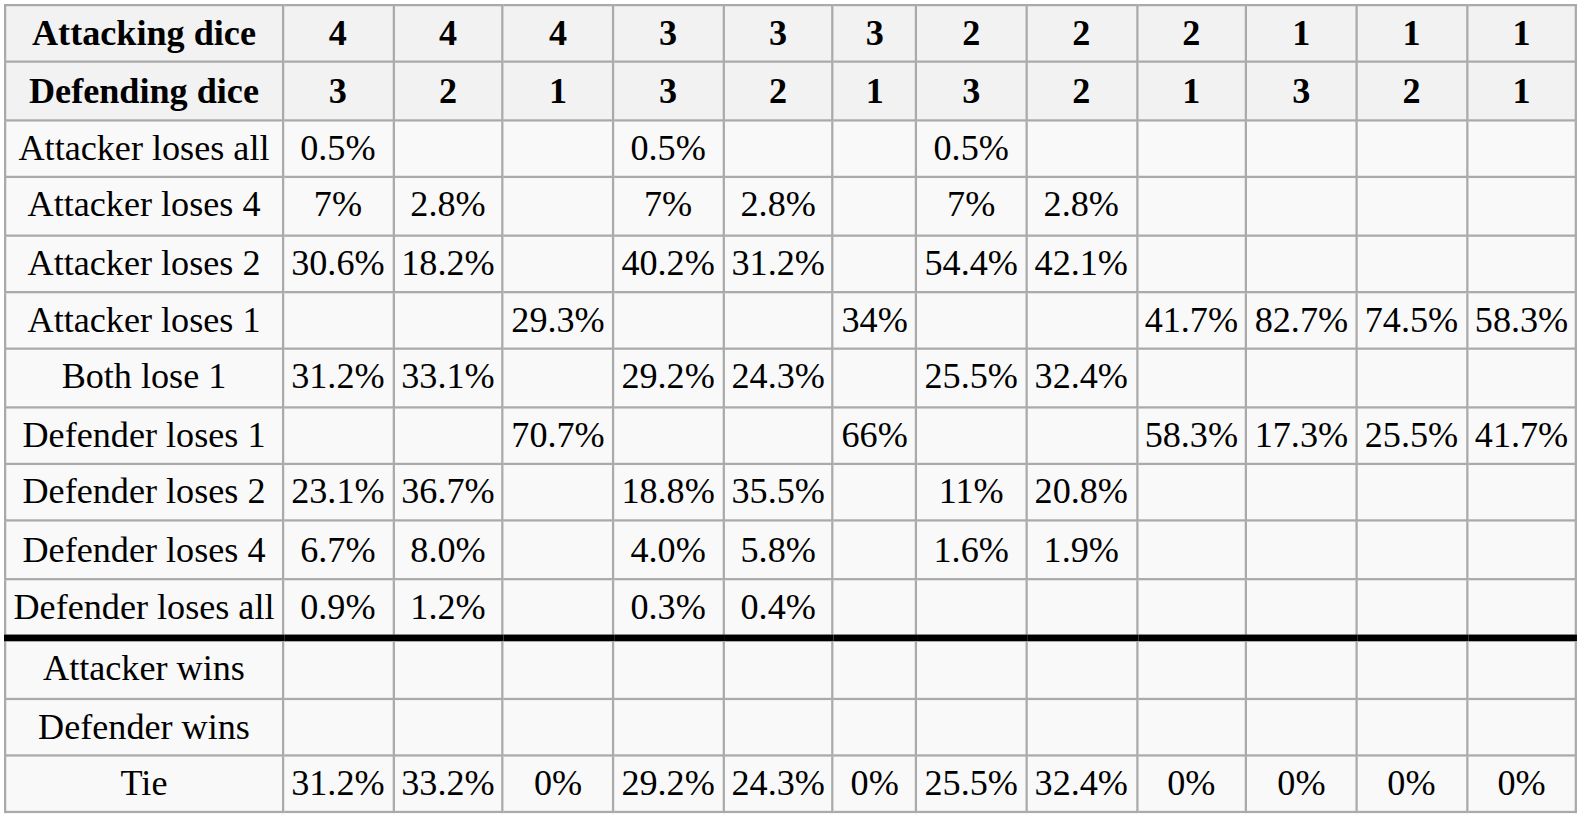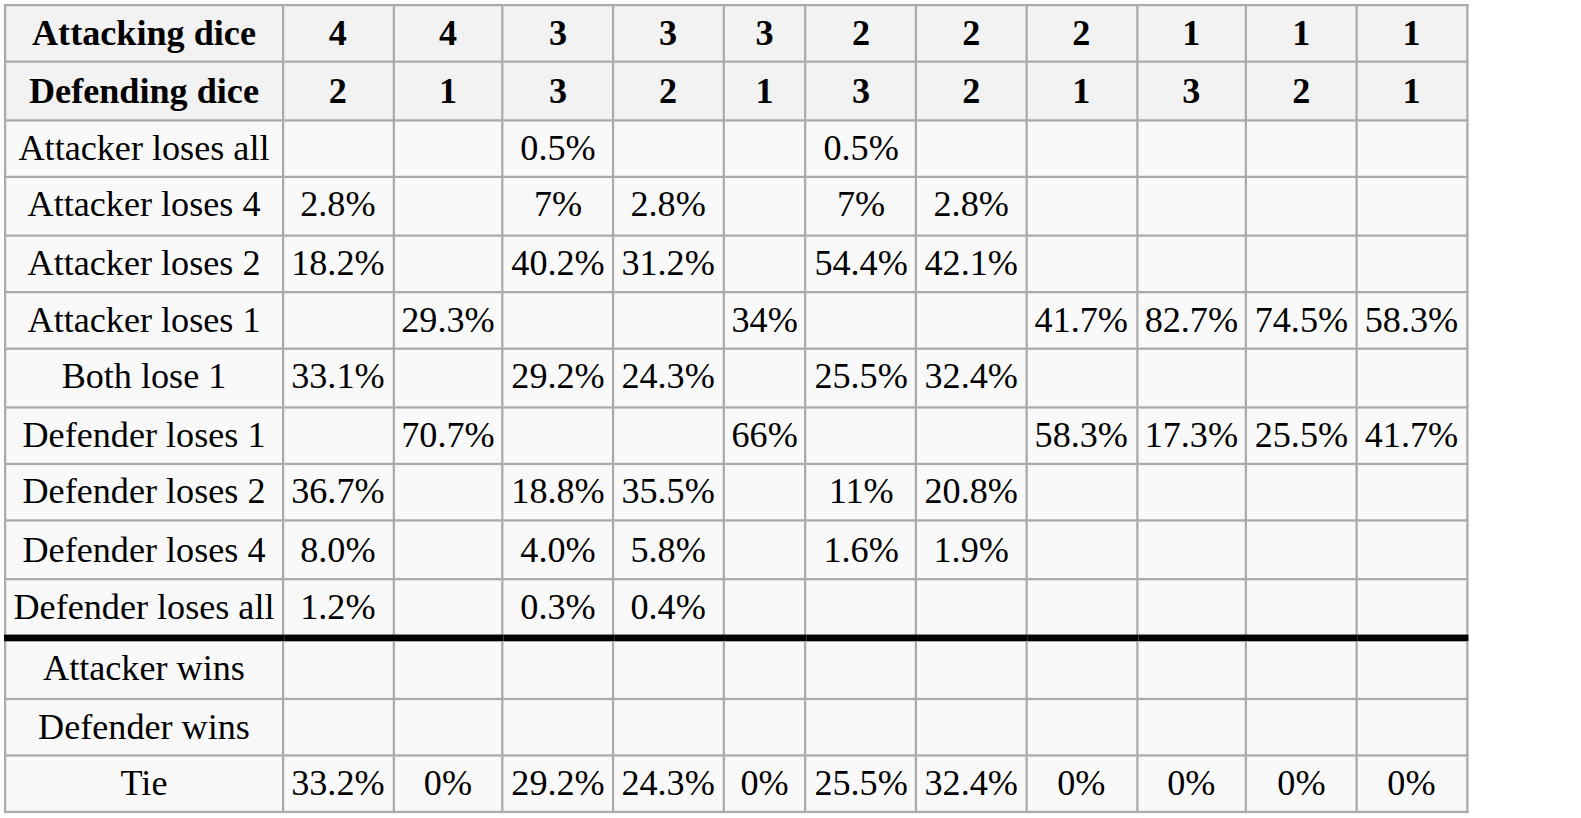- column: (338, 90)
